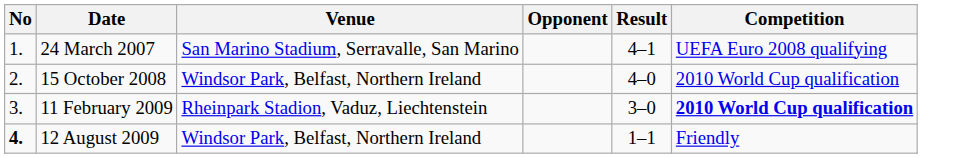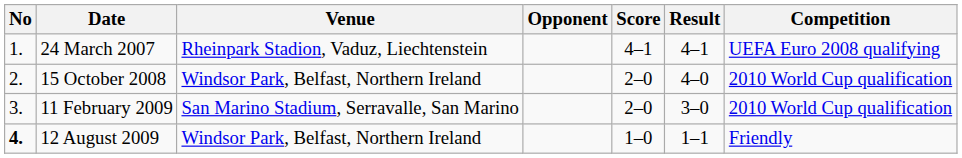+ column: (638, 19)
(350, 49) San Marino Stadium, Serravalle, San Marino -> (334, 49) Rheinpark Stadion, Vaduz, Liechtenstein
(334, 108) Rheinpark Stadion, Vaduz, Liechtenstein -> (350, 108) San Marino Stadium, Serravalle, San Marino
(795, 108) bold -> (840, 108) normal
